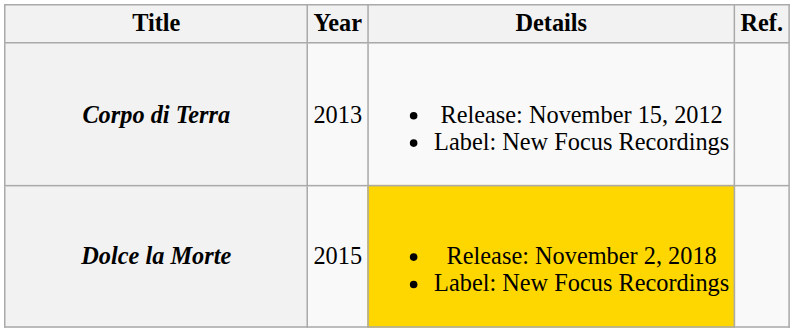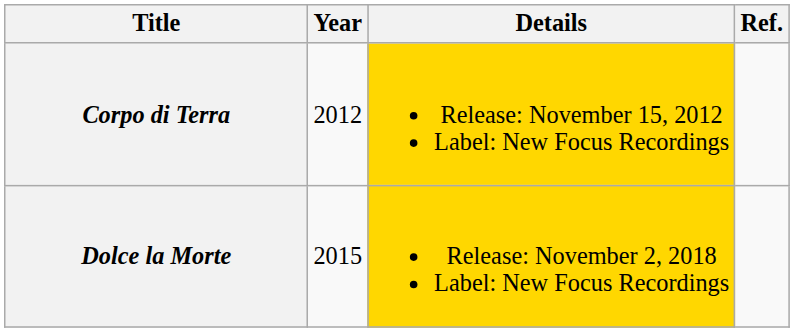(338, 114) 2013 -> (338, 114) 2012
(551, 128) no background -> (551, 128) gold background
